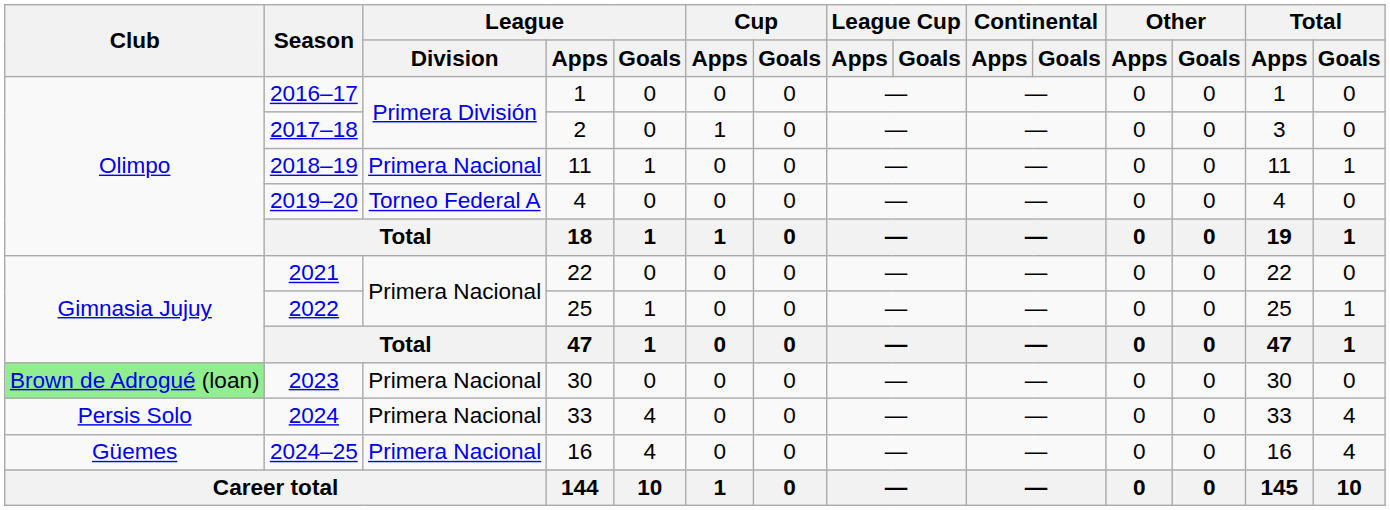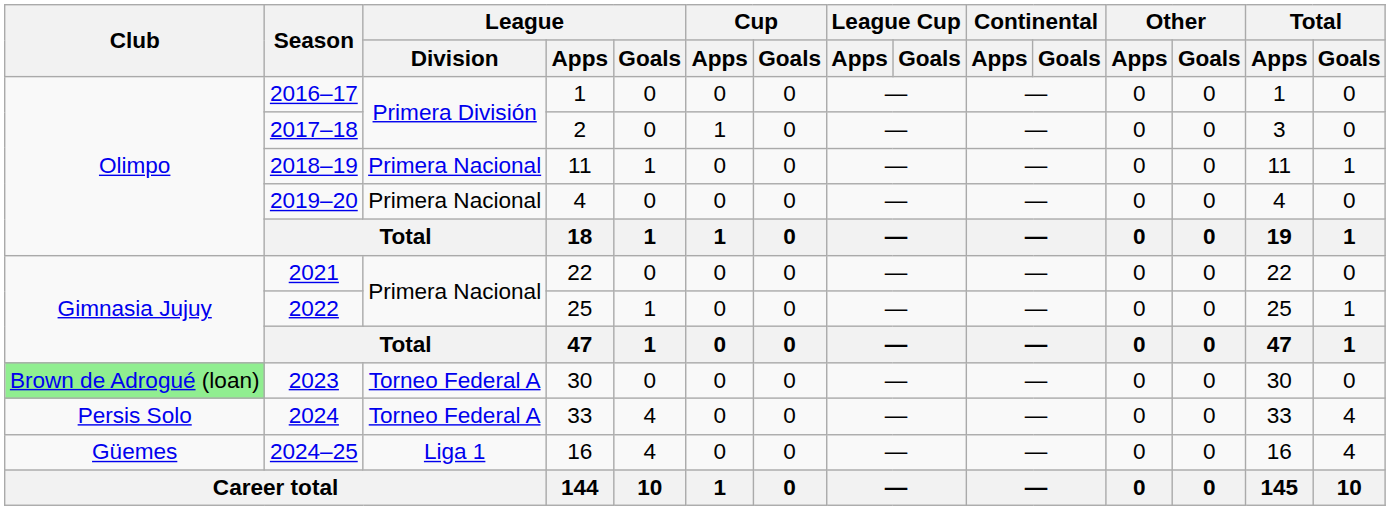(455, 201) Torneo Federal A -> (455, 201) Primera Nacional
(455, 380) Primera Nacional -> (455, 380) Torneo Federal A
(455, 415) Primera Nacional -> (455, 415) Torneo Federal A
(455, 451) Primera Nacional -> (455, 451) Liga 1
